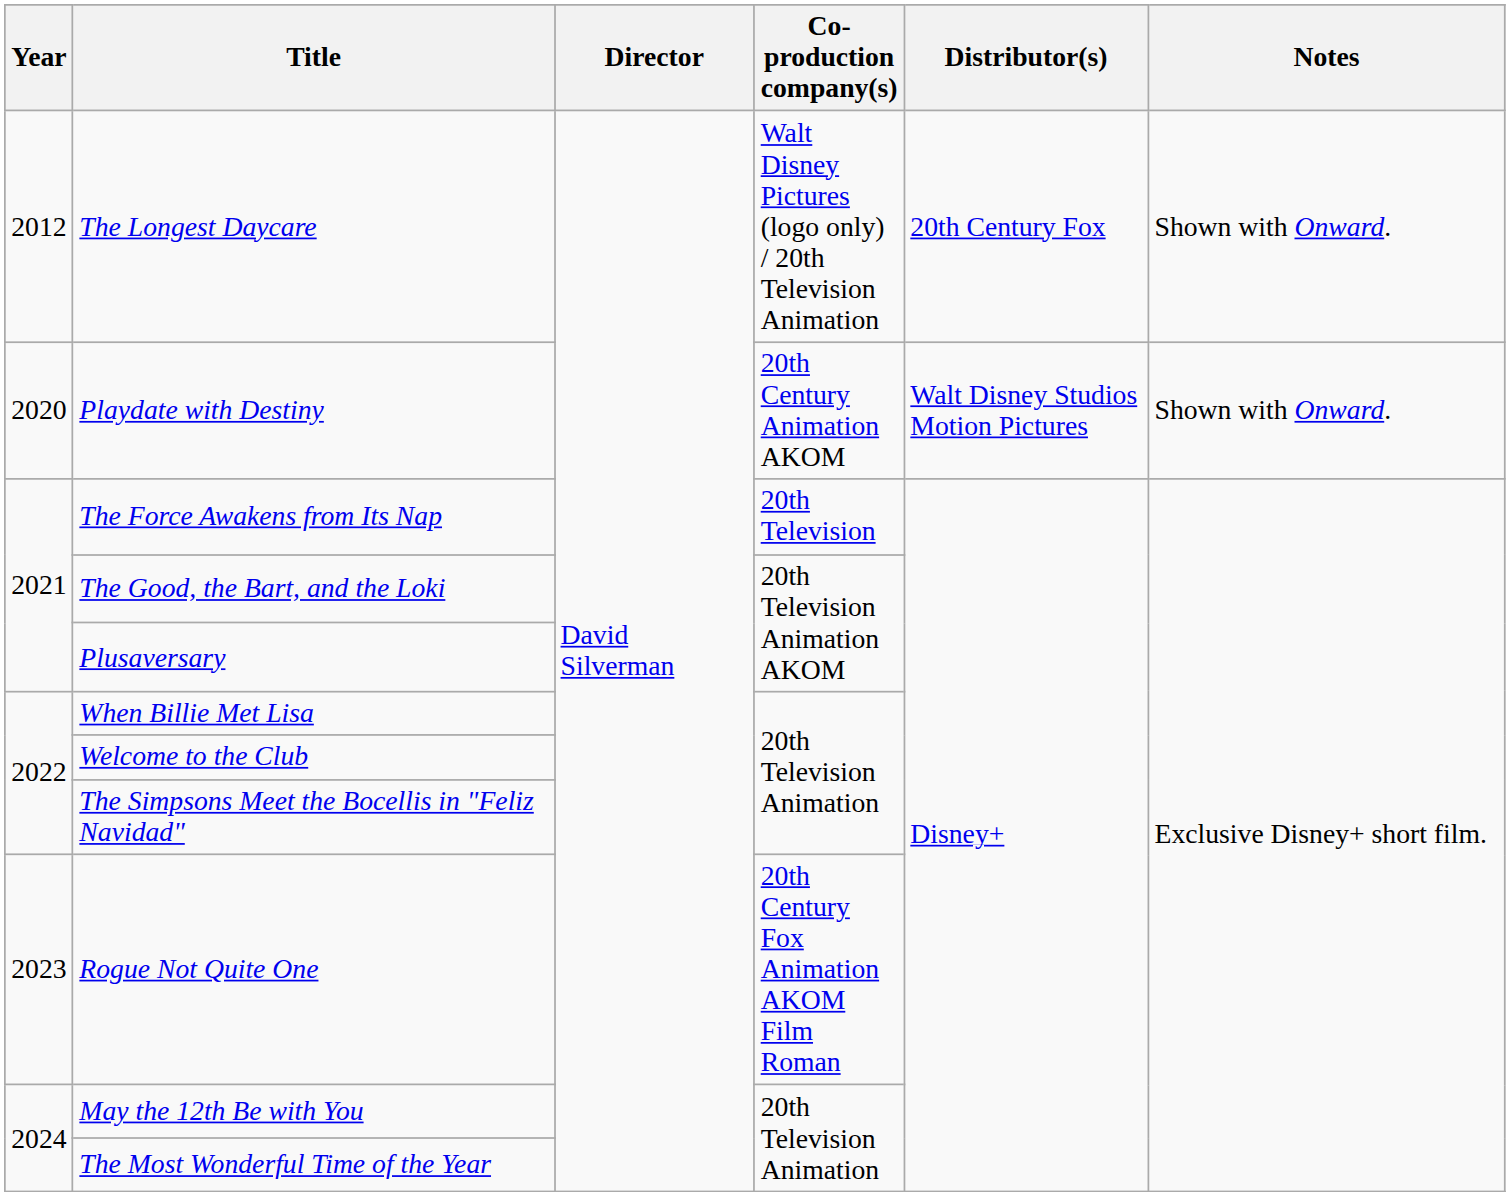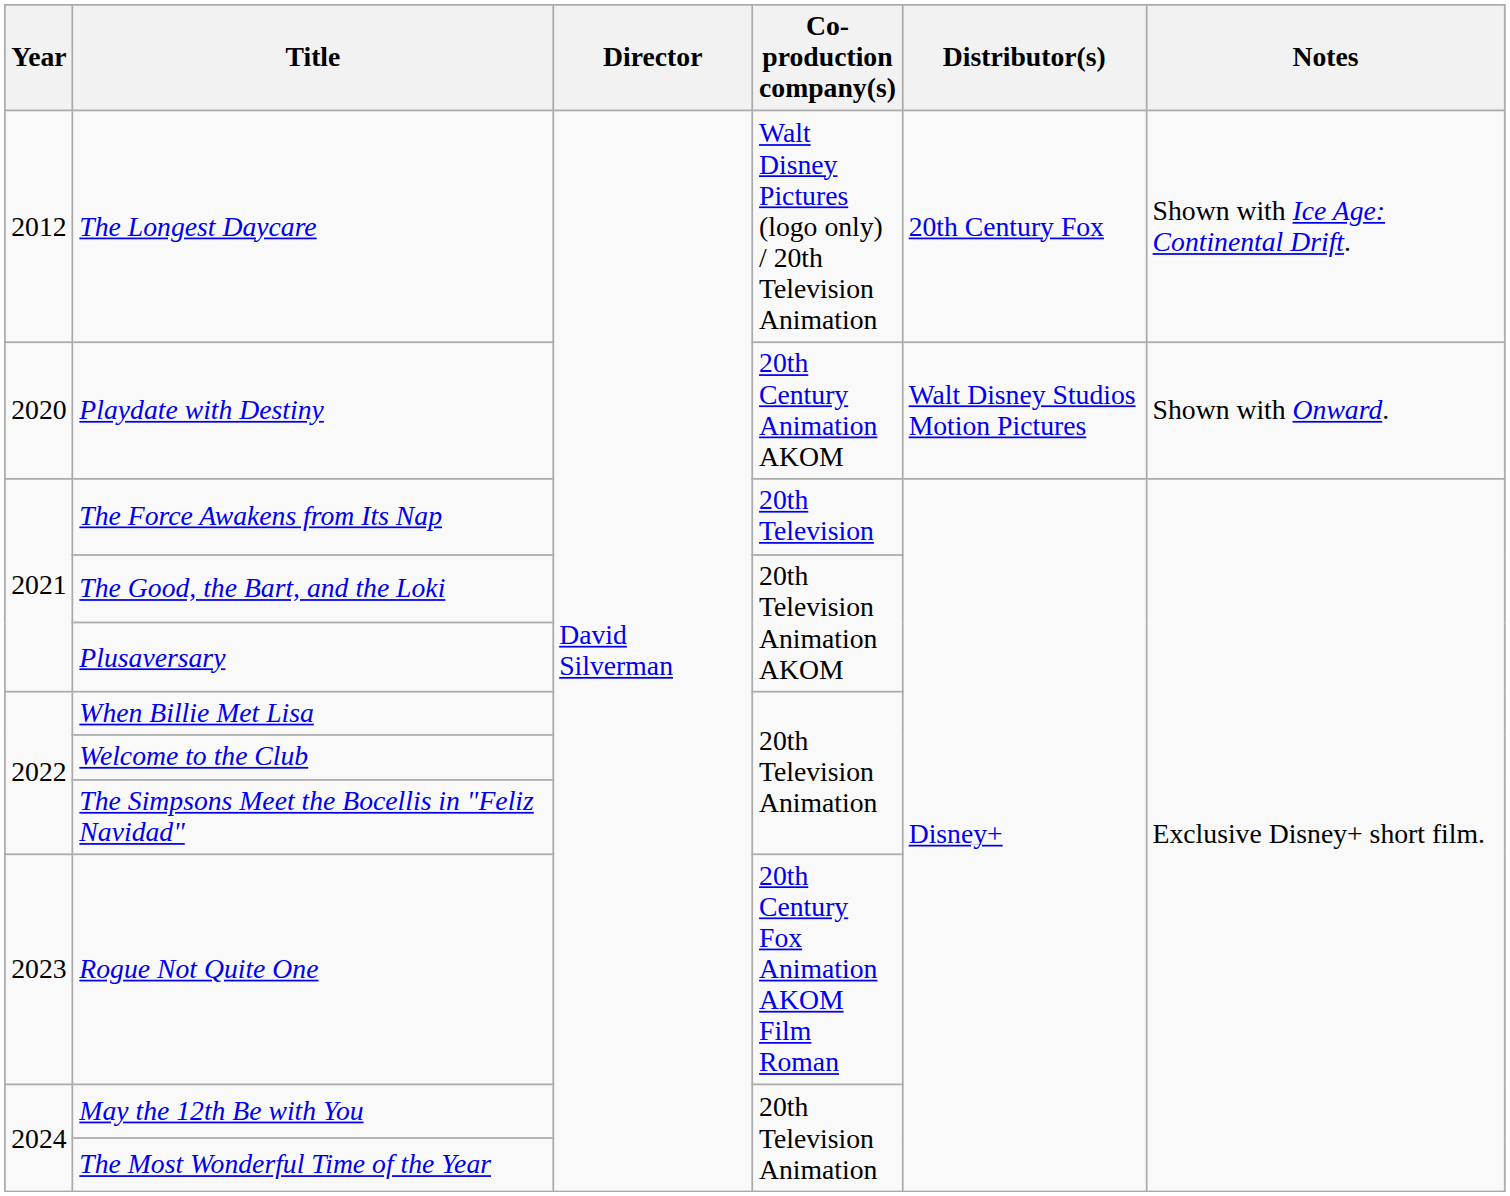(1273, 226) Shown with Onward. -> (1269, 226) Shown with Ice Age: Continental Drift.
